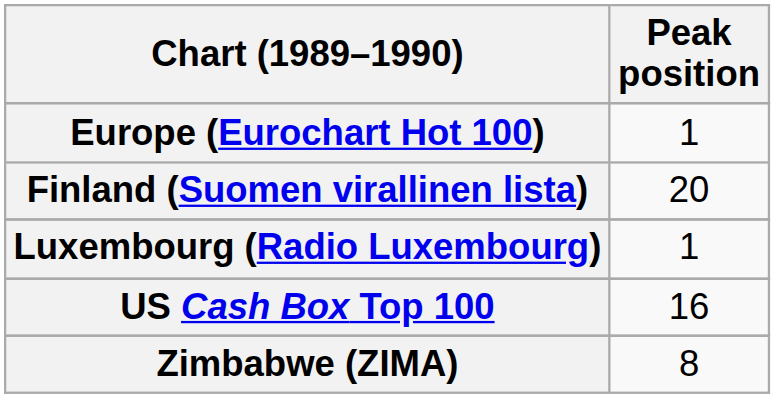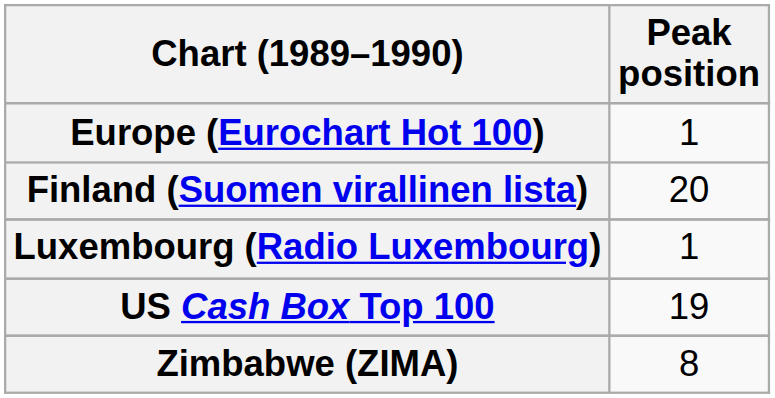(689, 305) 16 -> (689, 305) 19
